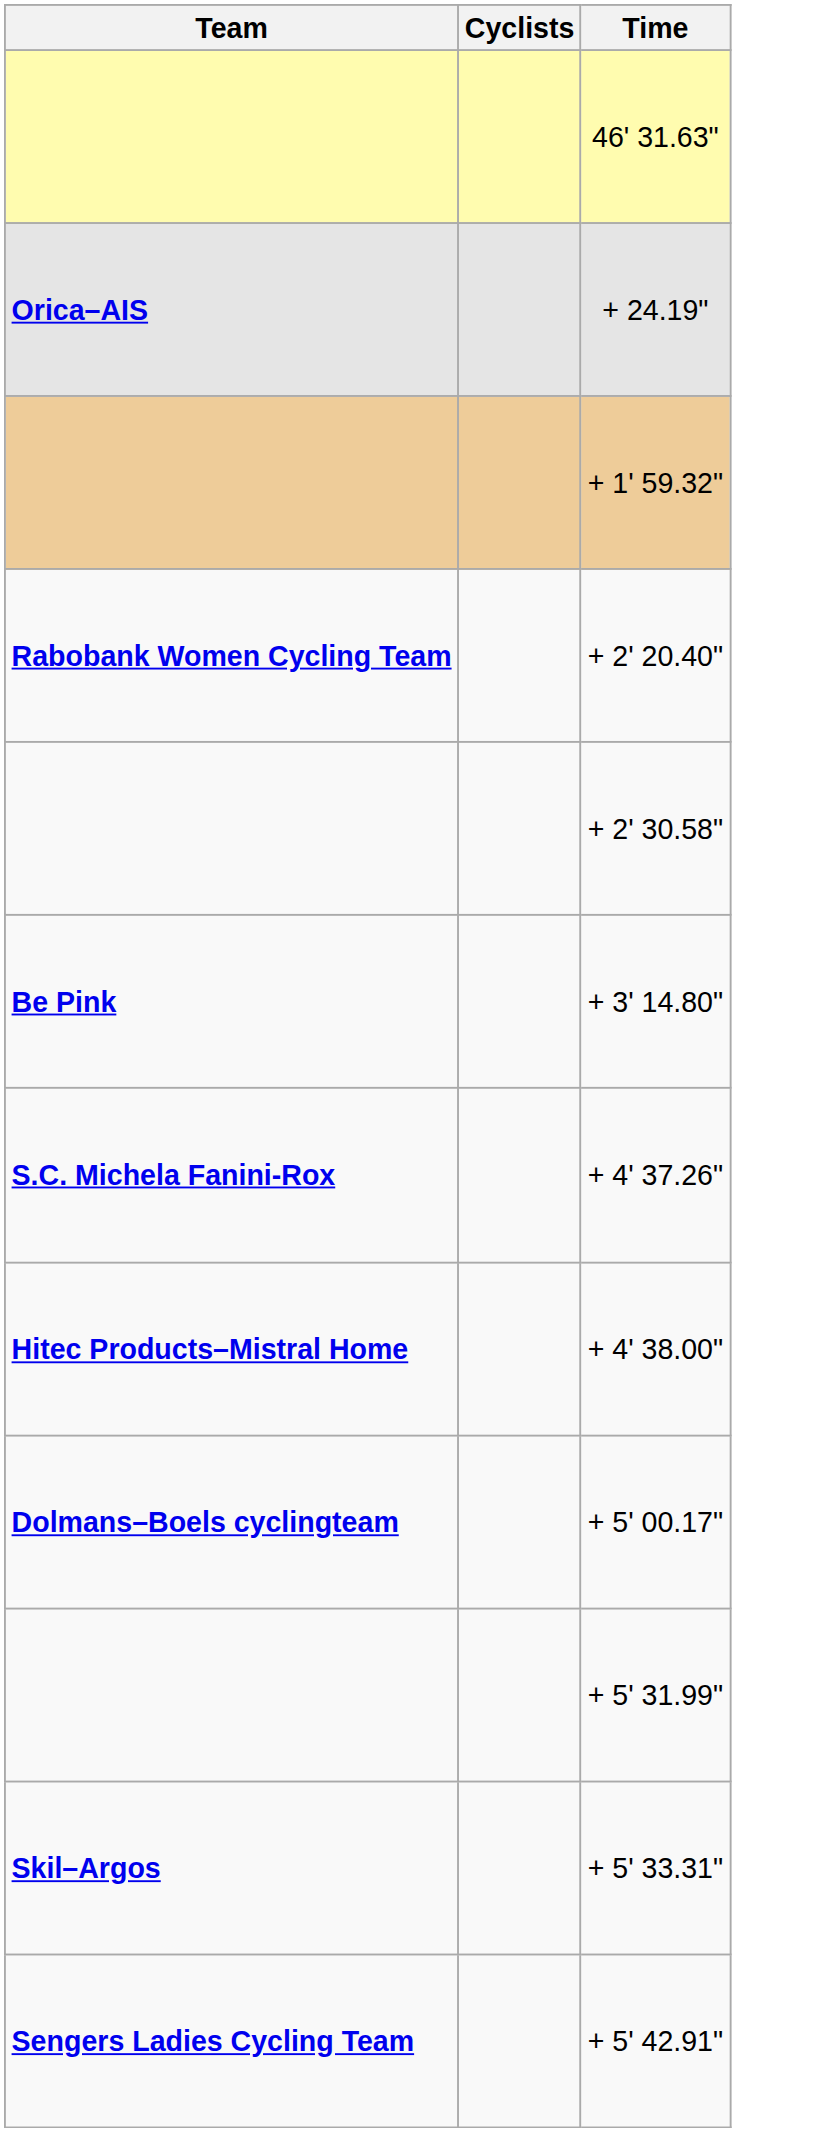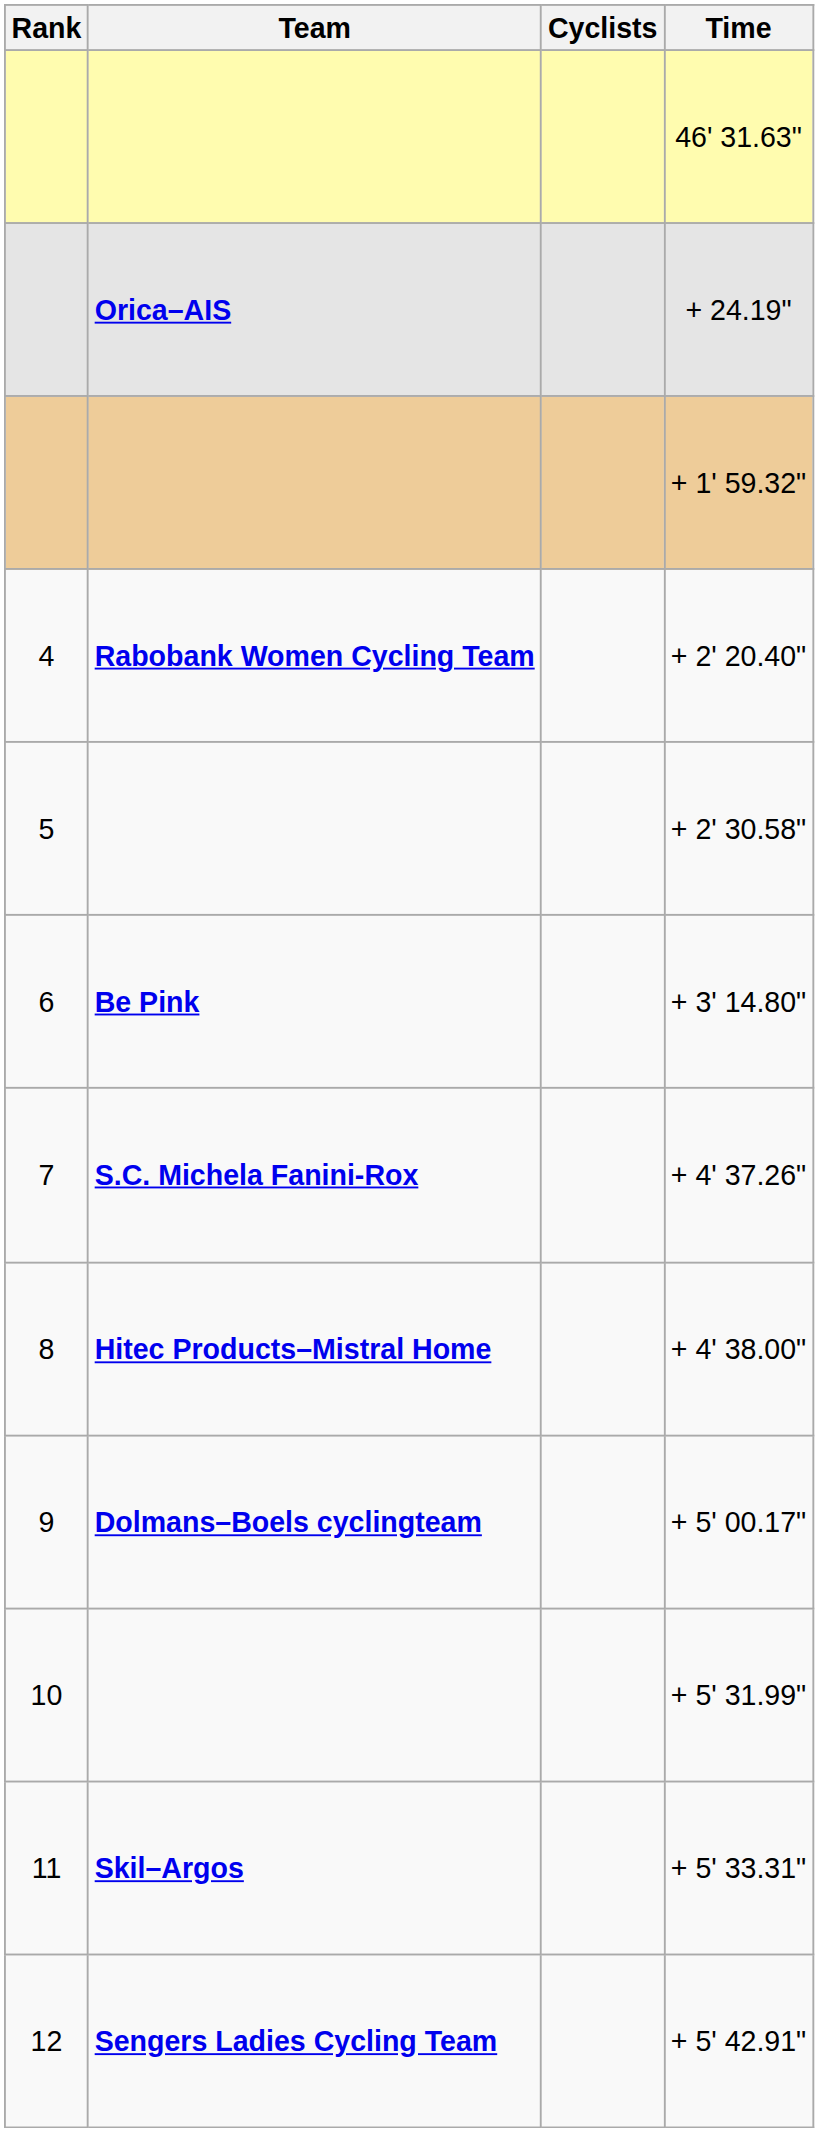+ column: (46, 28)
